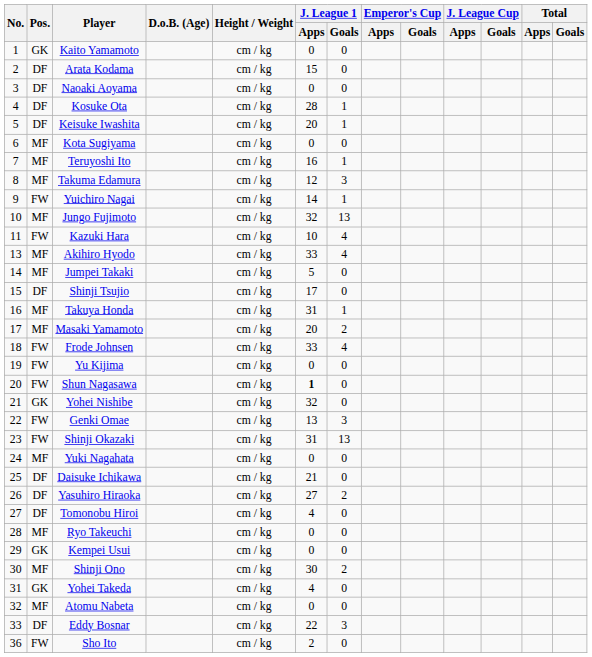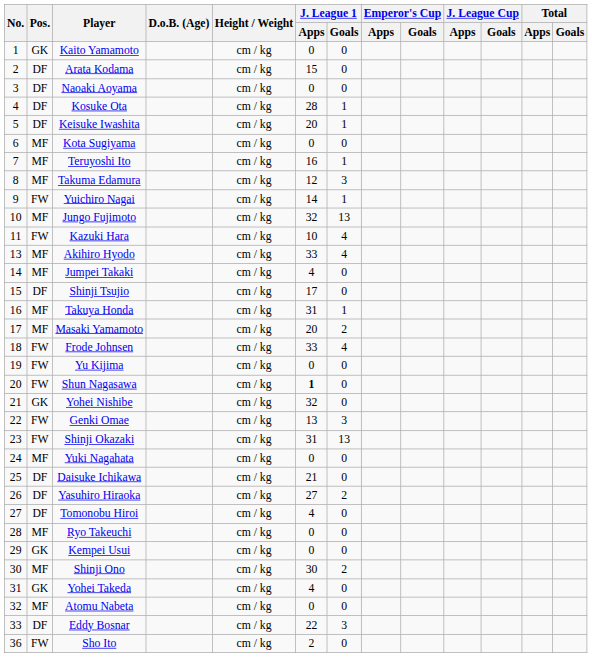(311, 273) 5 -> (311, 273) 4
